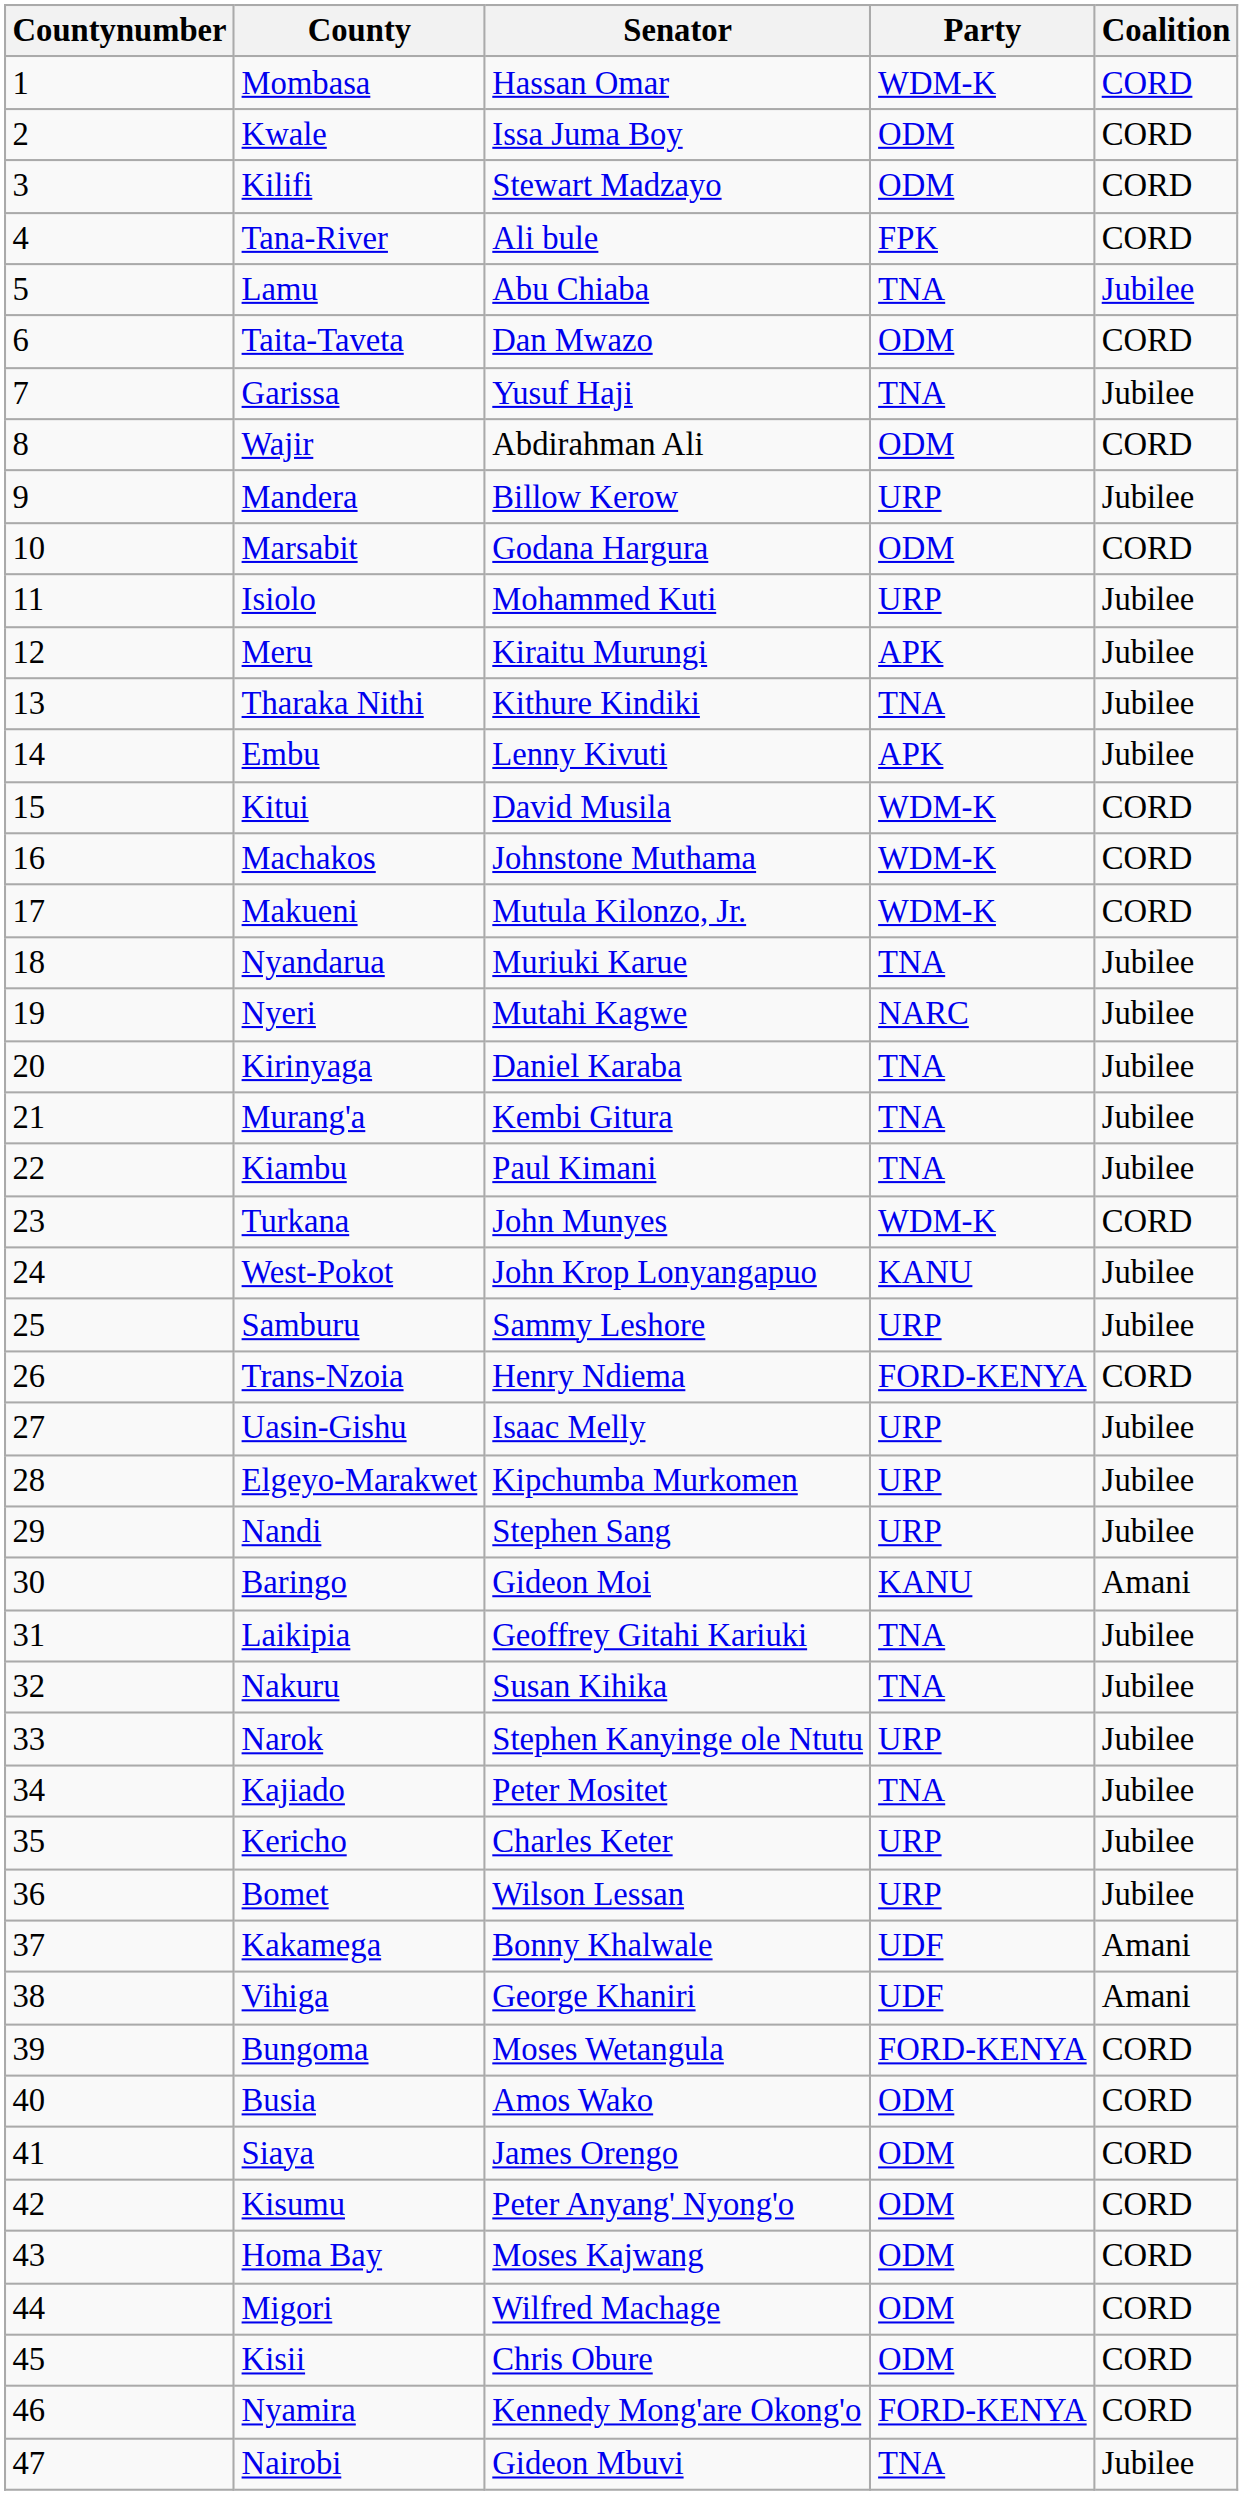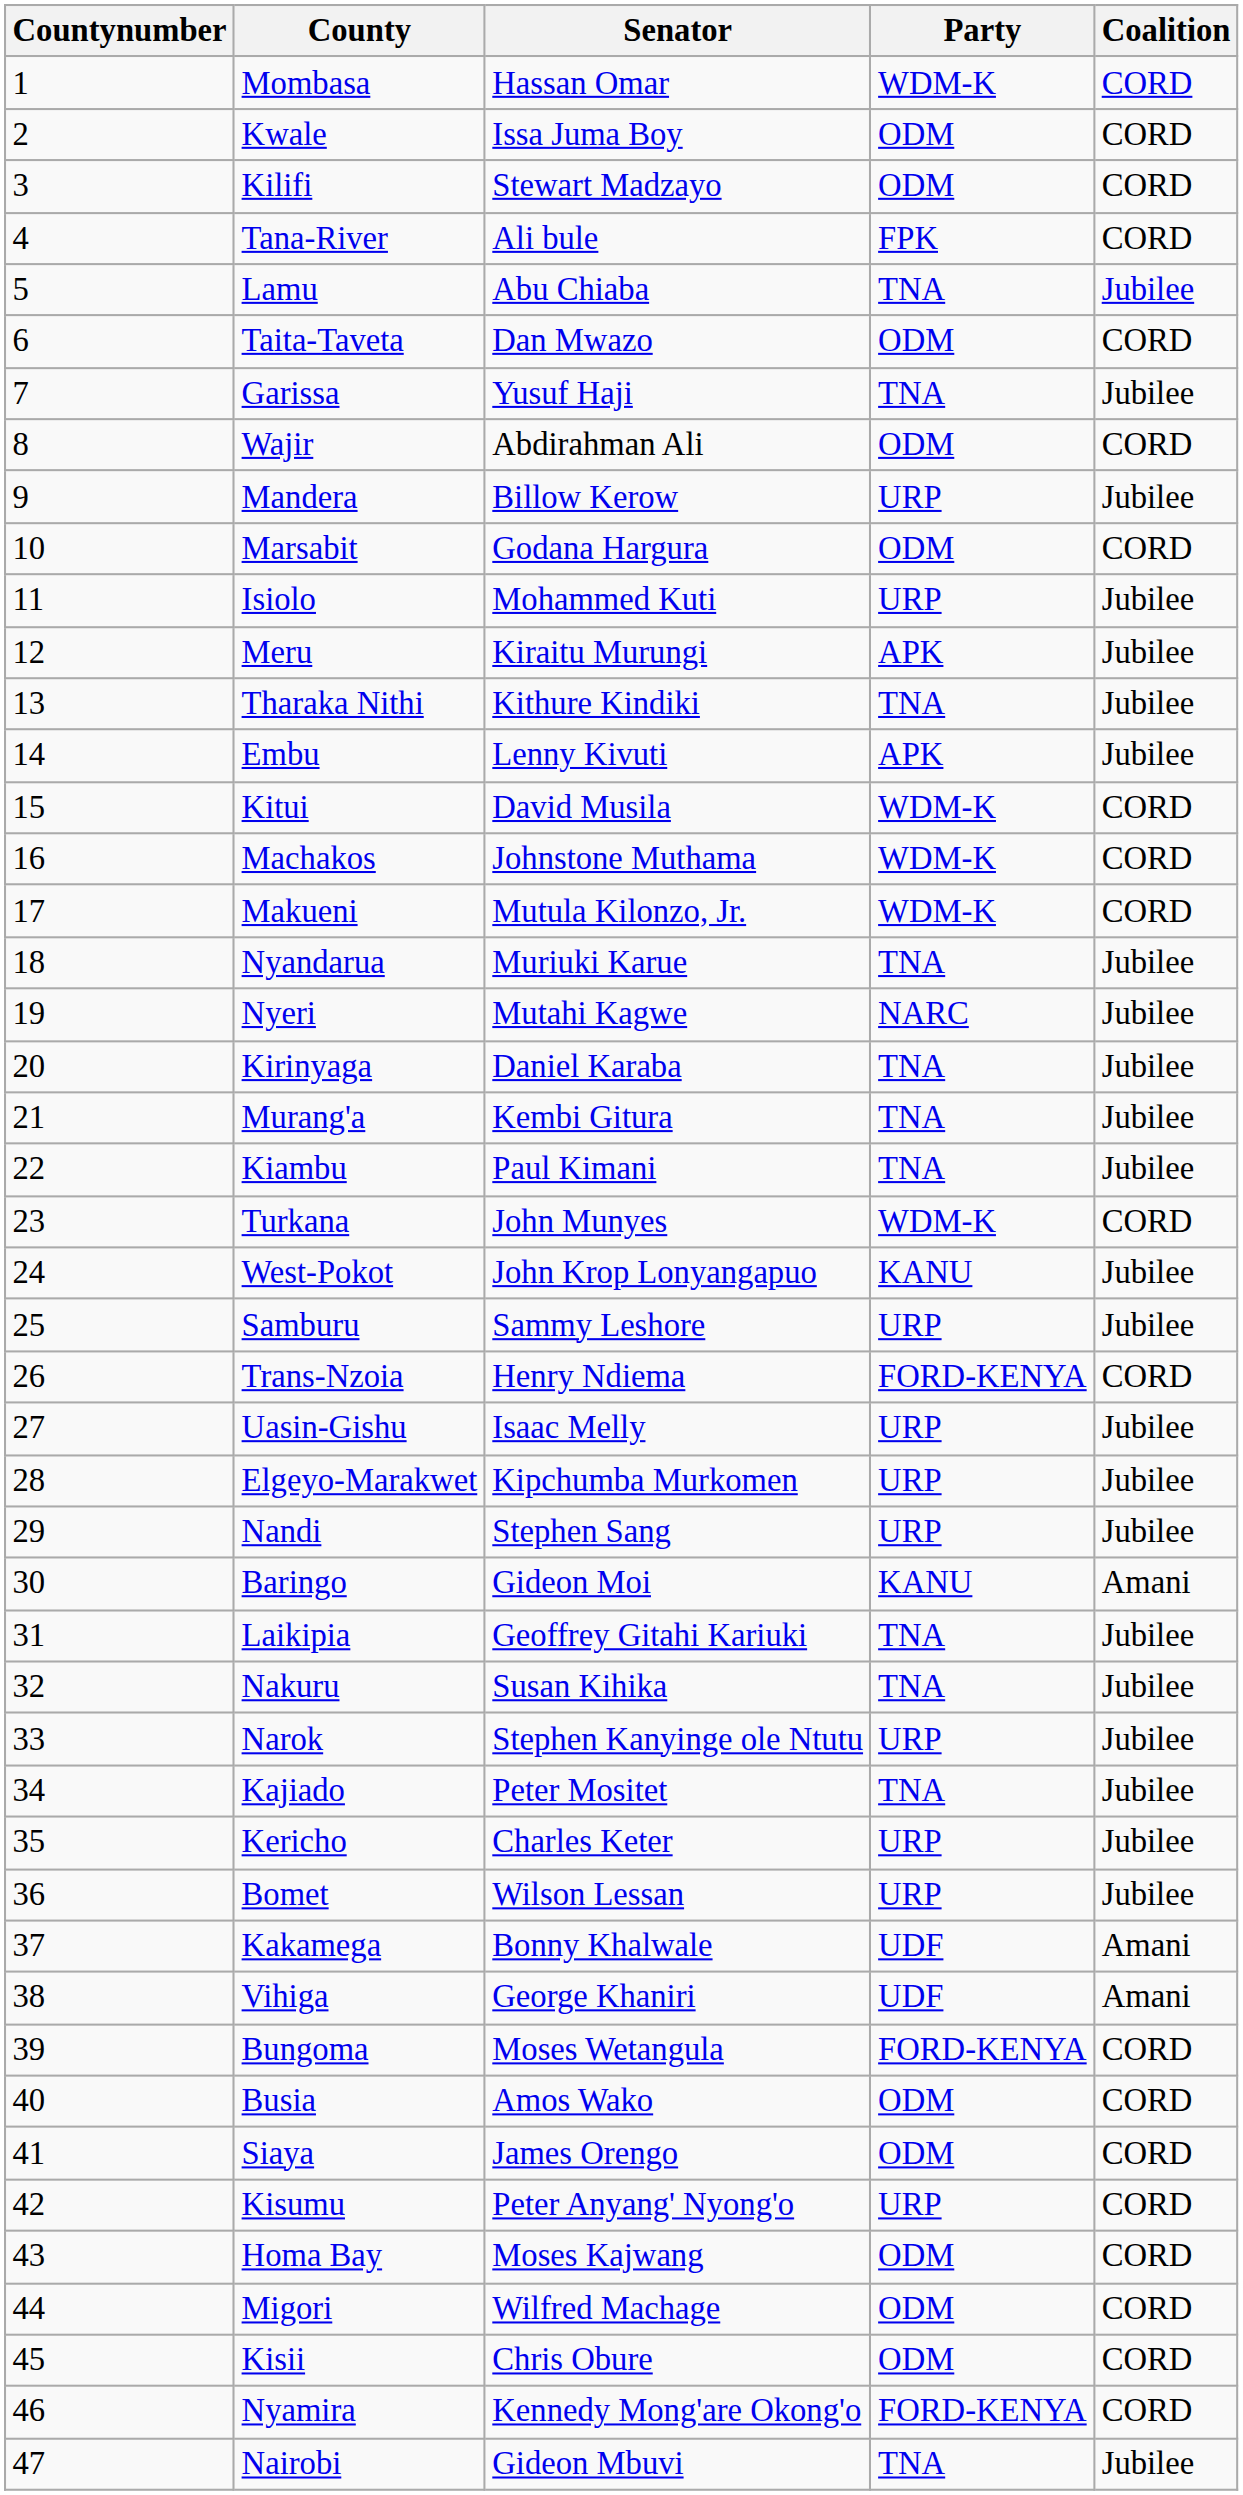(916, 2204) ODM -> (910, 2204) URP
